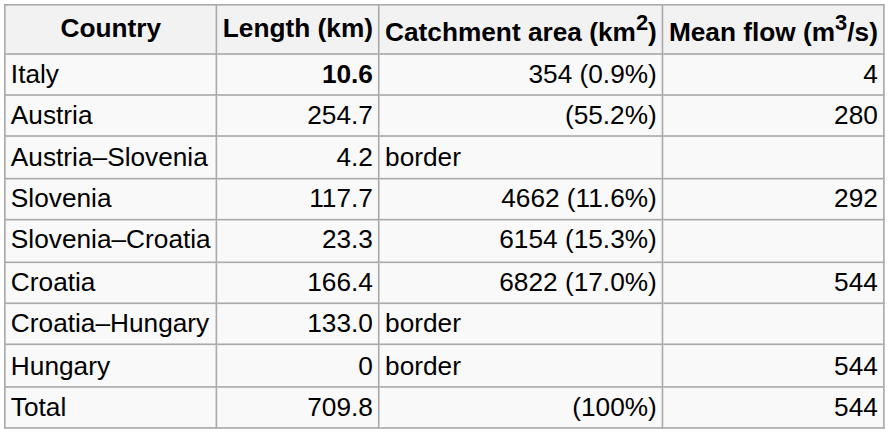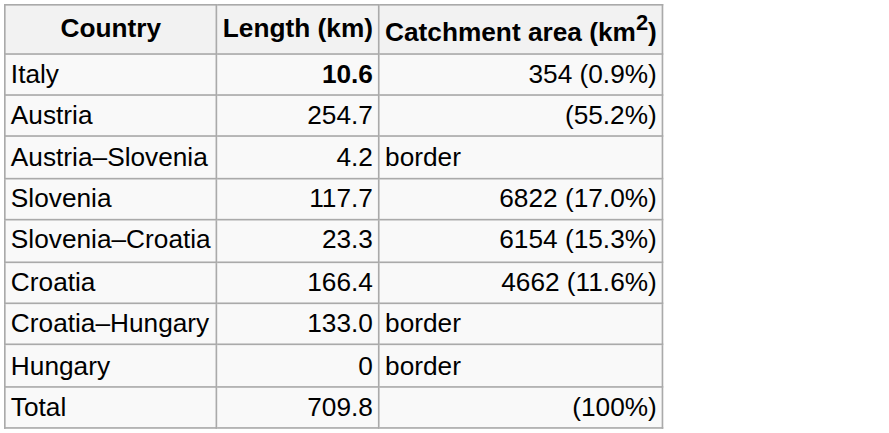- column: (773, 28)
(579, 198) 4662 (11.6%) -> (578, 198) 6822 (17.0%)
(578, 282) 6822 (17.0%) -> (579, 282) 4662 (11.6%)
